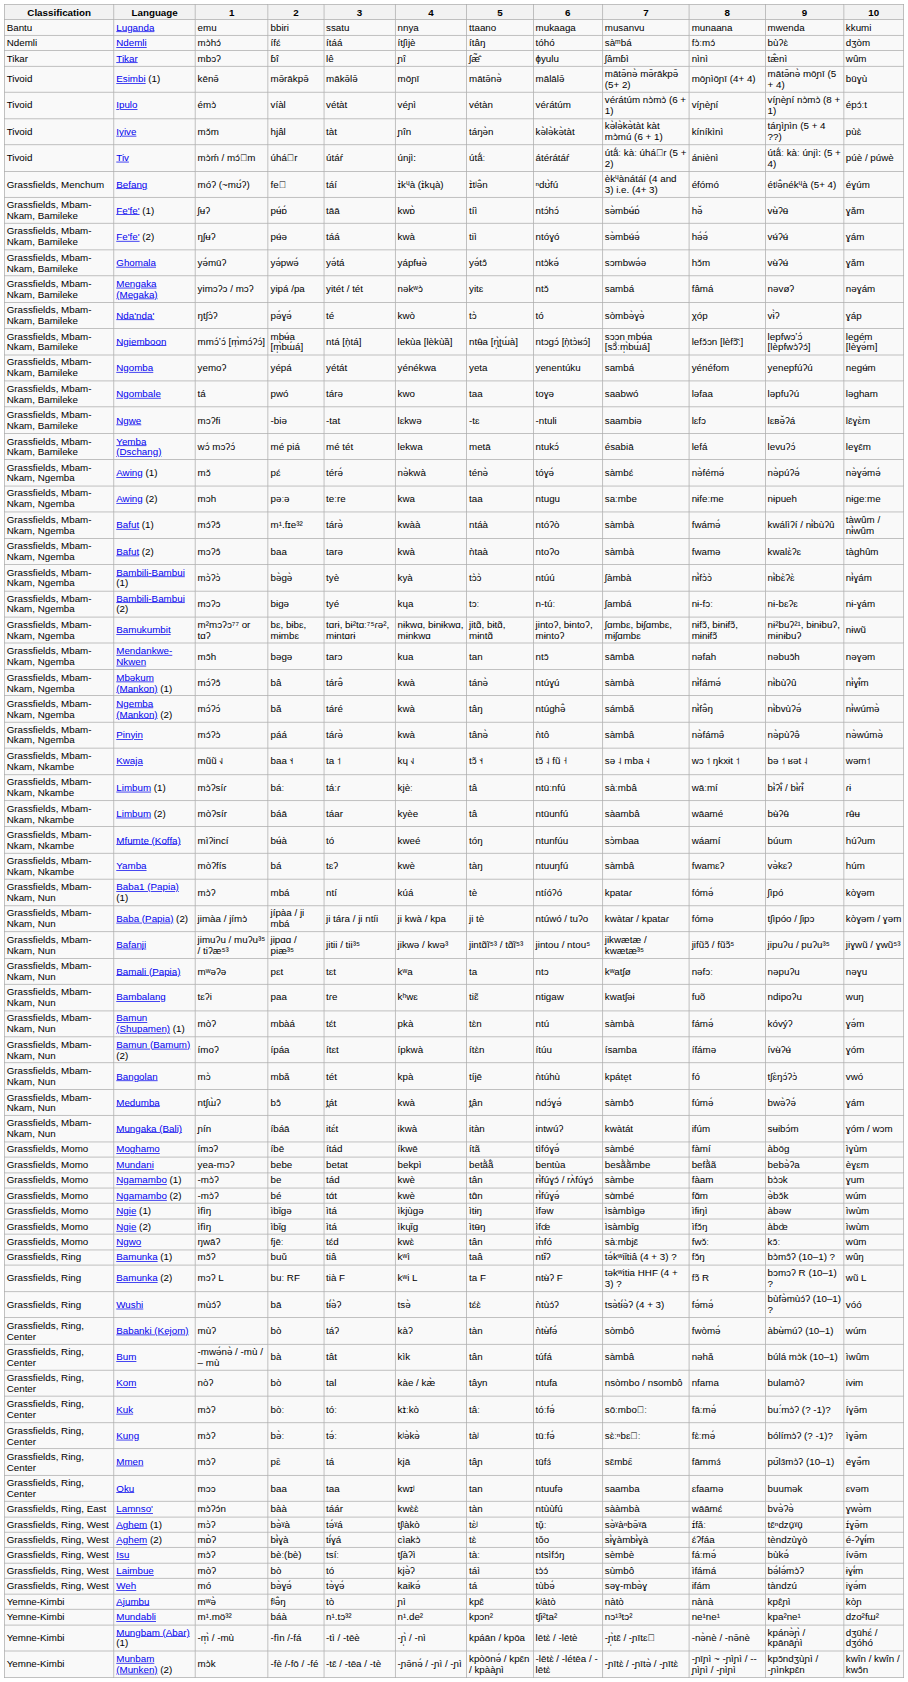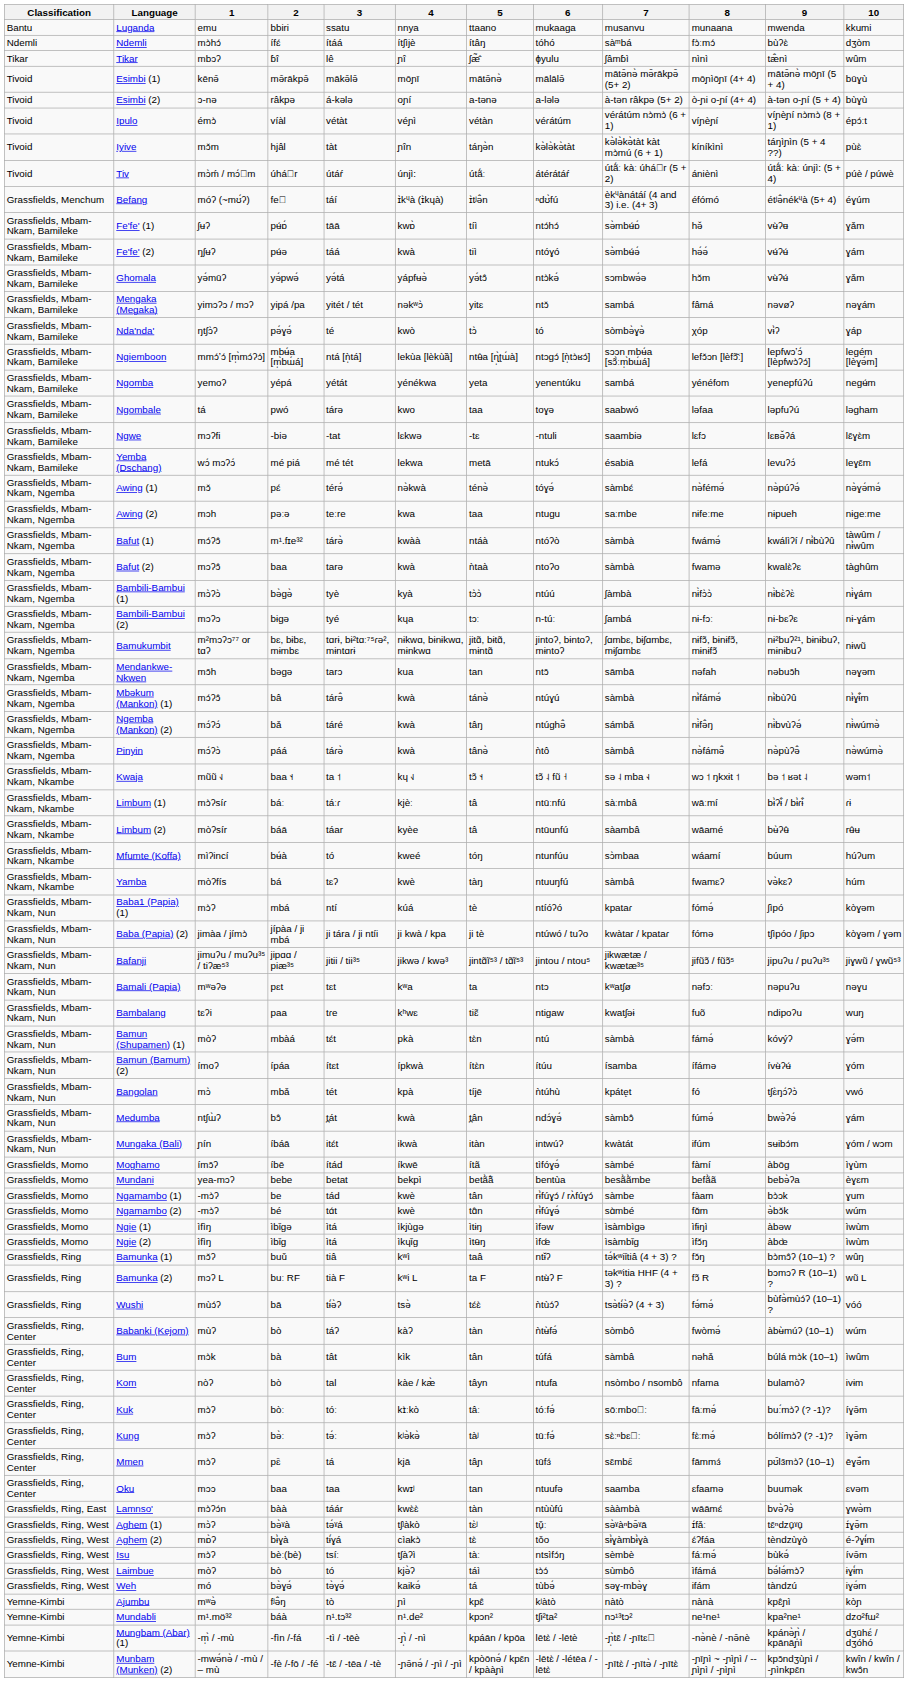+ row: (138, 100)
- row: (129, 1242)
(230, 1357) -mwə́nə̀ / -mù / – mù -> (207, 1357) mɔ̀k
(207, 1664) mɔ̀k -> (230, 1664) -mwə́nə̀ / -mù / – mù
